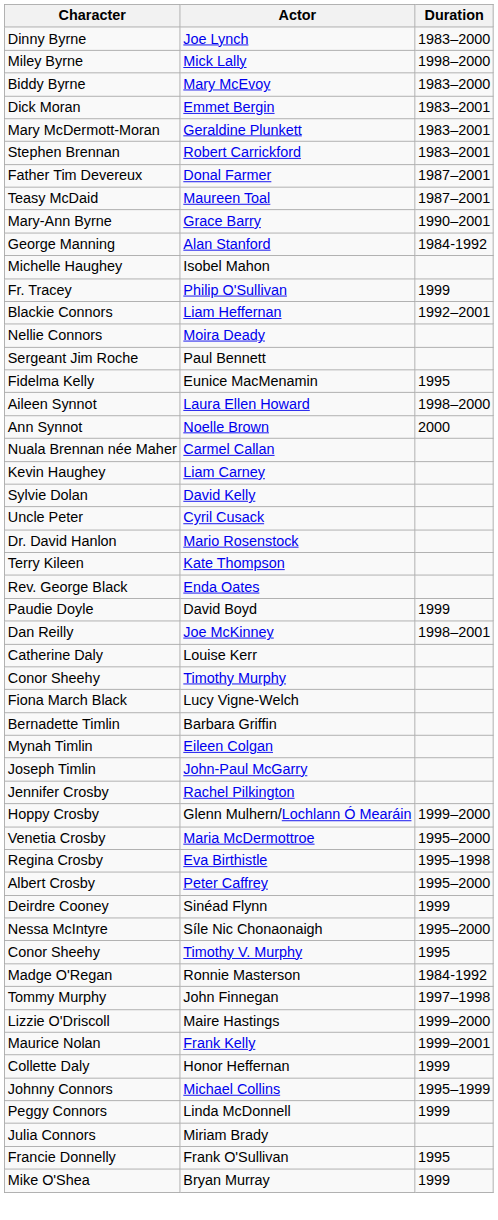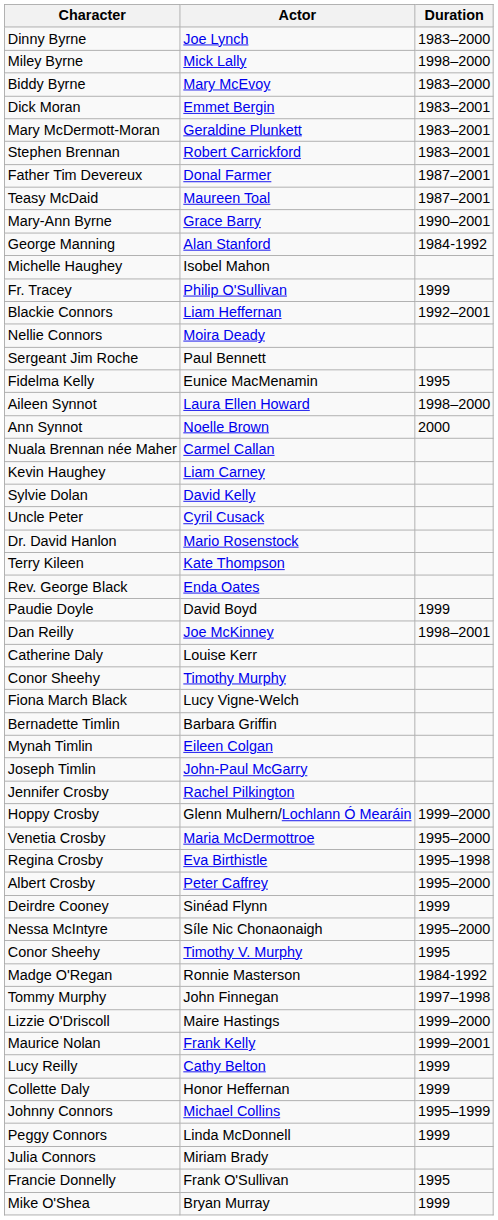+ row: (225, 1066)
